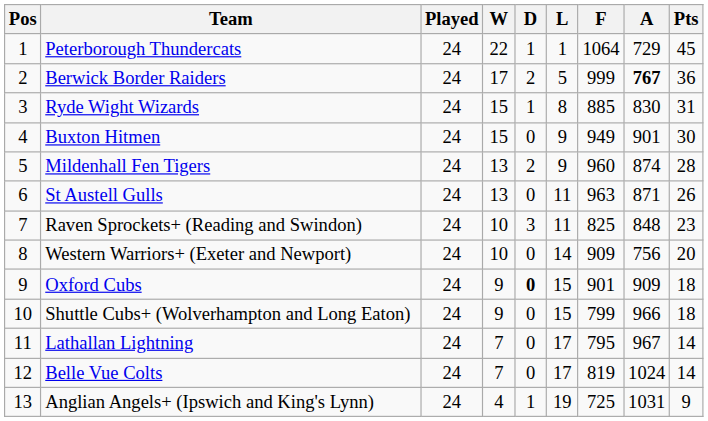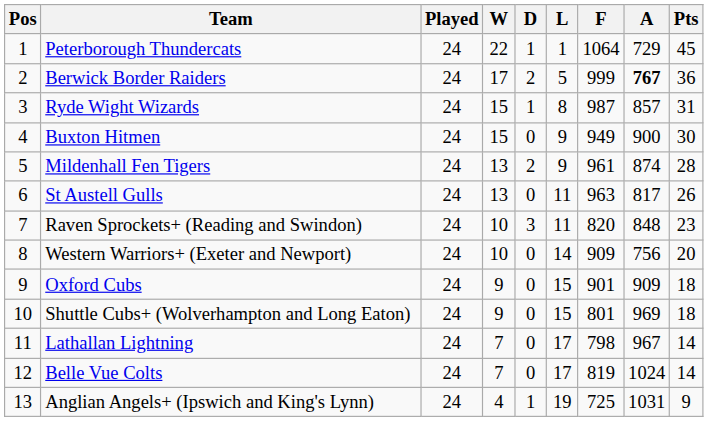(601, 107) 885 -> (601, 107) 987
(647, 107) 830 -> (647, 107) 857
(647, 136) 901 -> (647, 136) 900
(601, 166) 960 -> (601, 166) 961
(647, 195) 871 -> (647, 195) 817
(601, 225) 825 -> (601, 225) 820
(531, 284) bold -> (531, 284) normal
(601, 313) 799 -> (601, 313) 801
(647, 313) 966 -> (647, 313) 969
(601, 343) 795 -> (601, 343) 798
